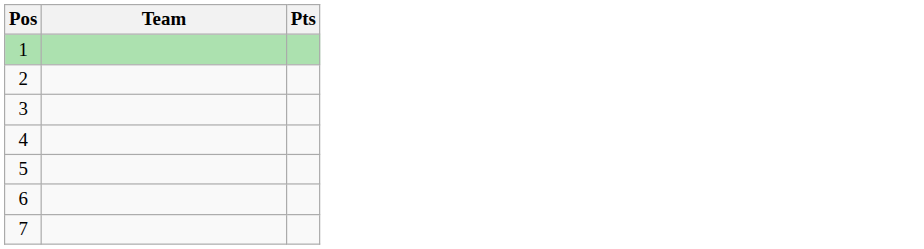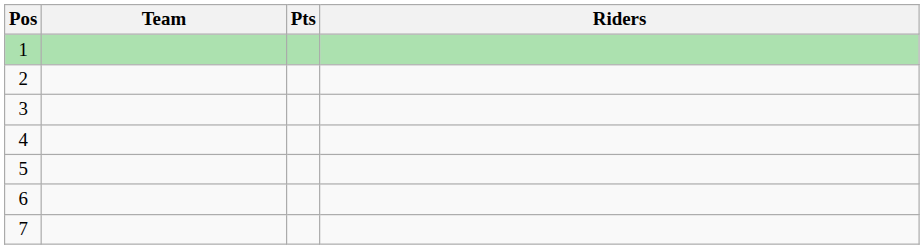+ column: (620, 19)
